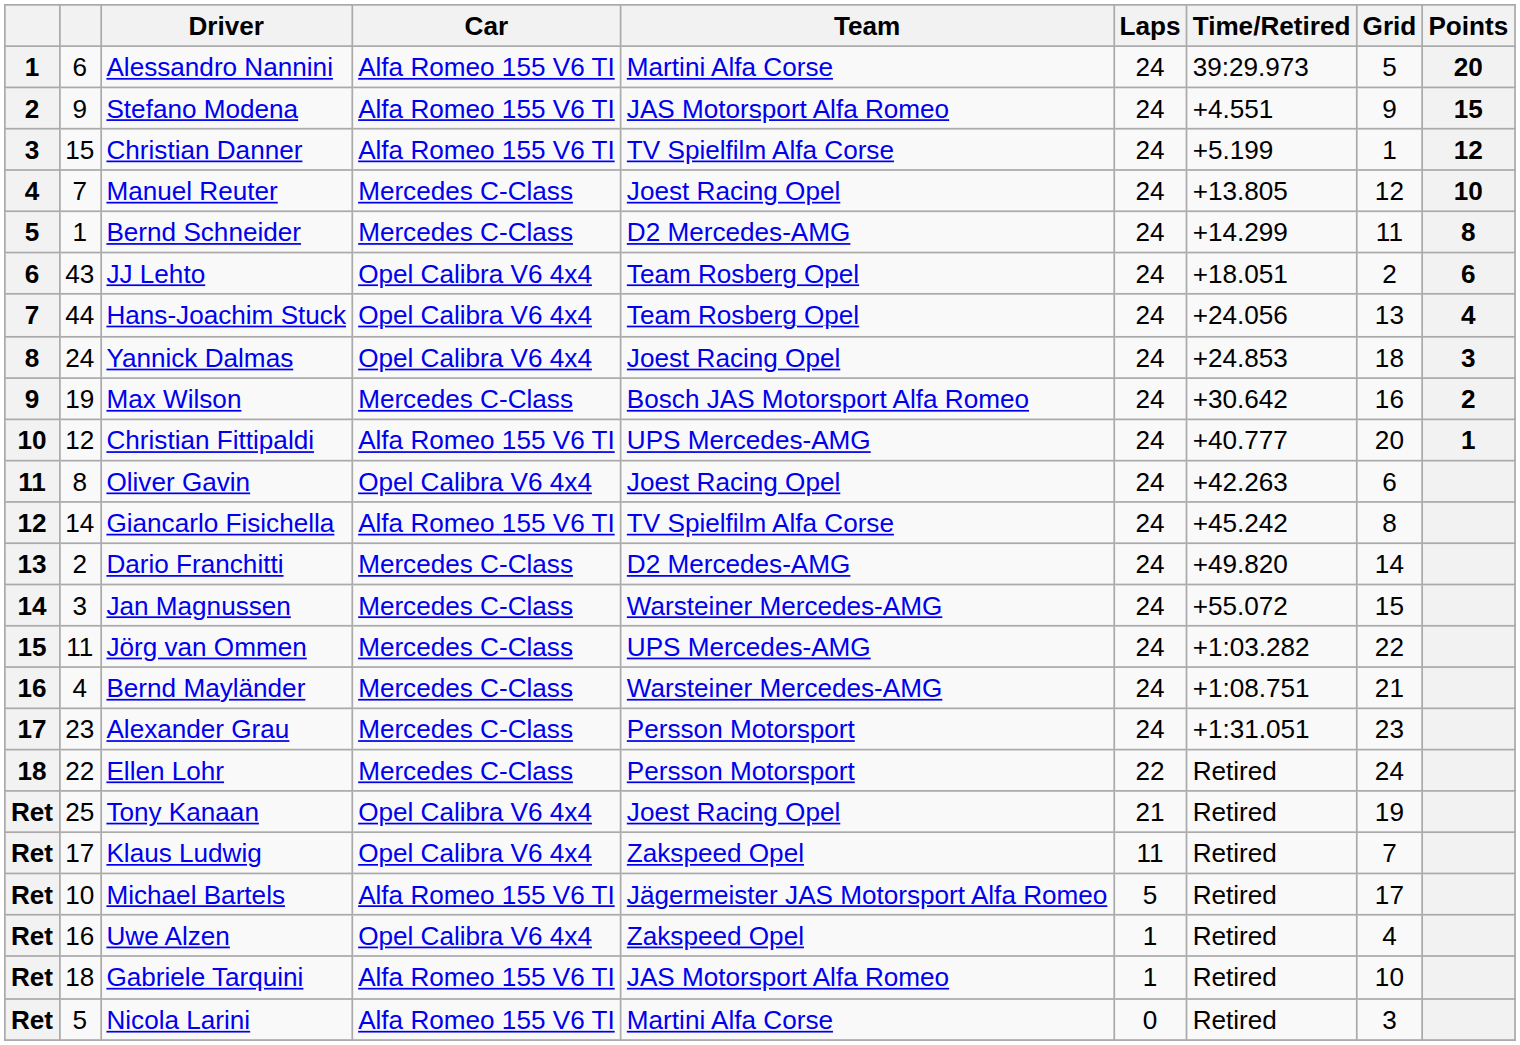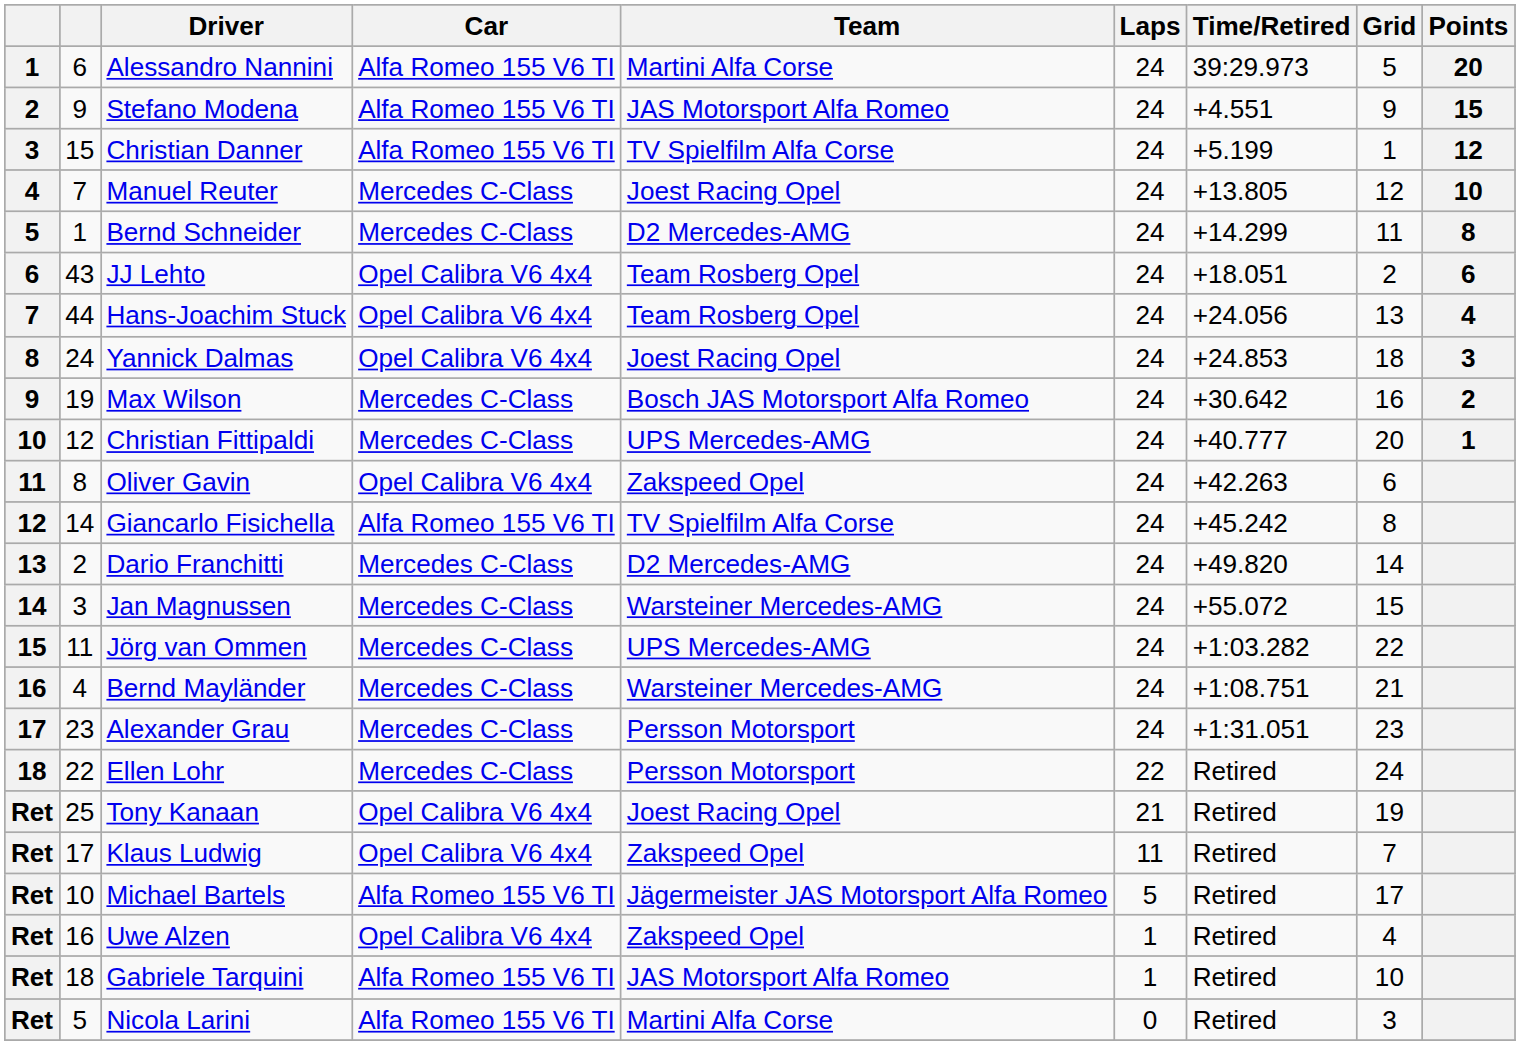(486, 440) Alfa Romeo 155 V6 TI -> (466, 440) Mercedes C-Class
(734, 481) Joest Racing Opel -> (715, 481) Zakspeed Opel
